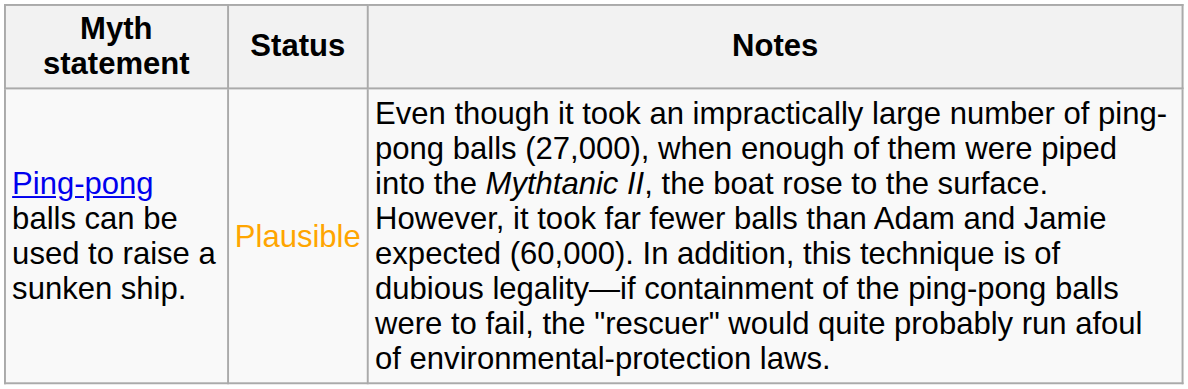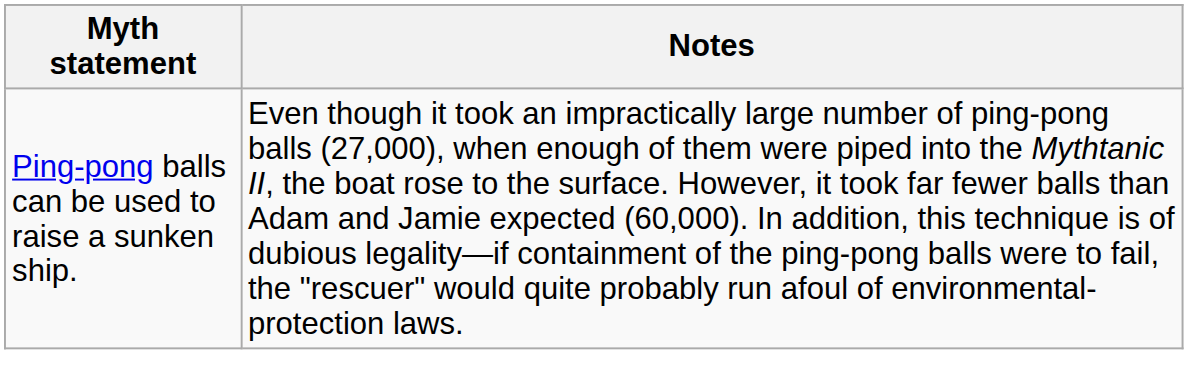- column: (298, 46)
